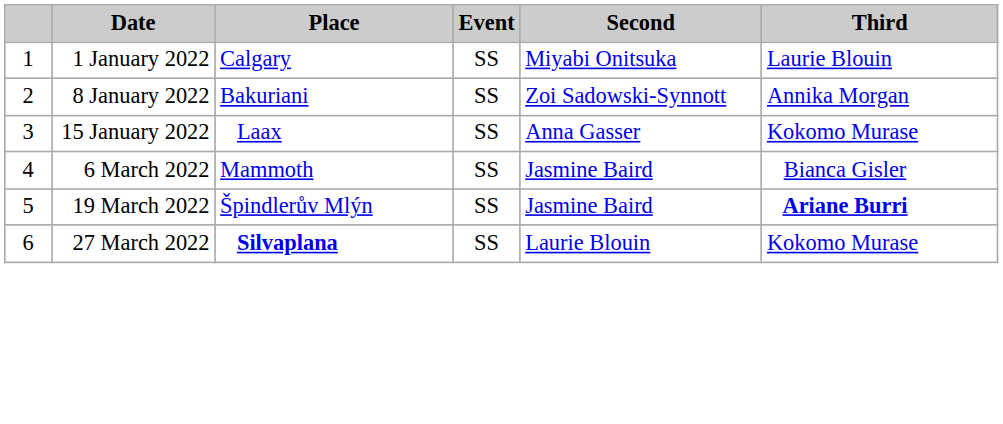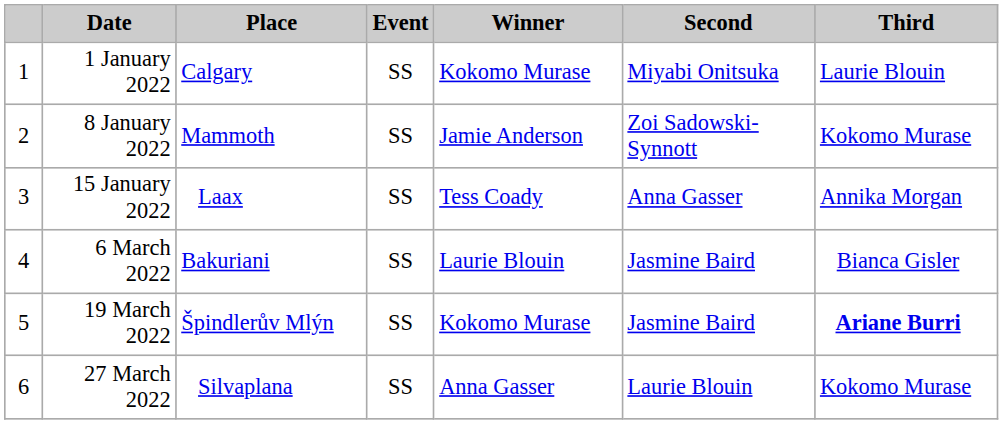+ column: (528, 22)
(264, 95) Bakuriani -> (228, 135) Mammoth
(838, 95) Annika Morgan -> (896, 135) Kokomo Murase
(843, 132) Kokomo Murase -> (891, 197) Annika Morgan
(267, 169) Mammoth -> (225, 260) Bakuriani
(279, 242) bold -> (237, 386) normal
